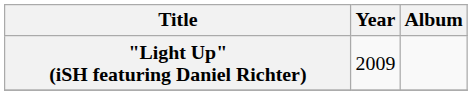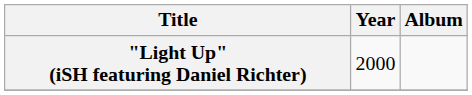(375, 62) 2009 -> (375, 62) 2000
